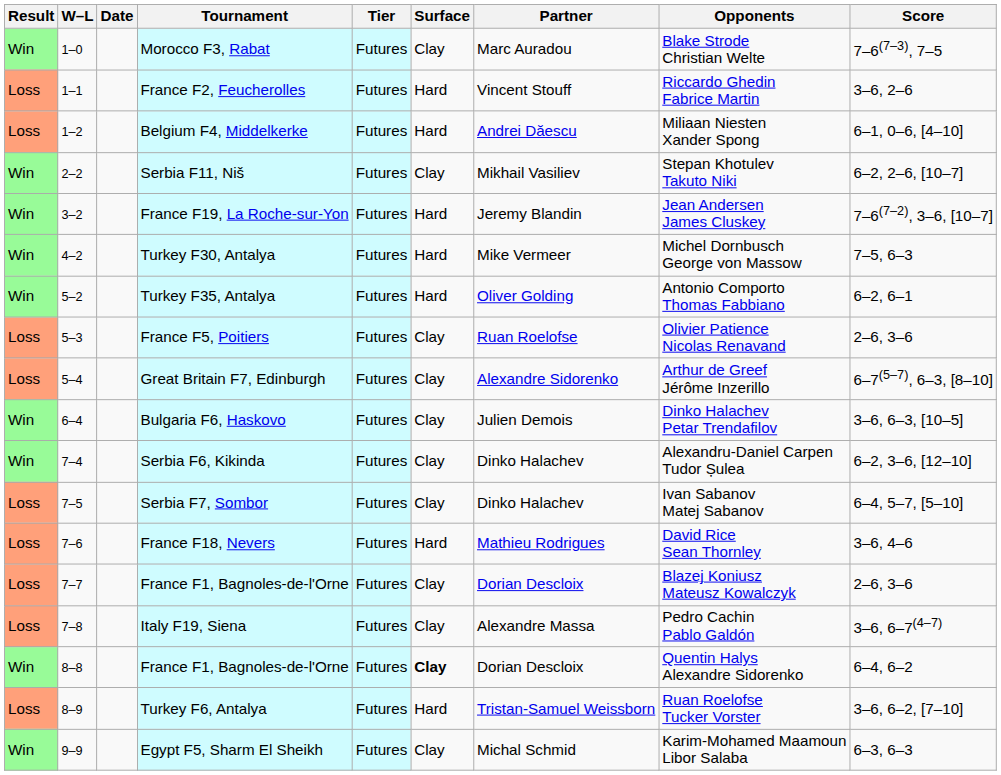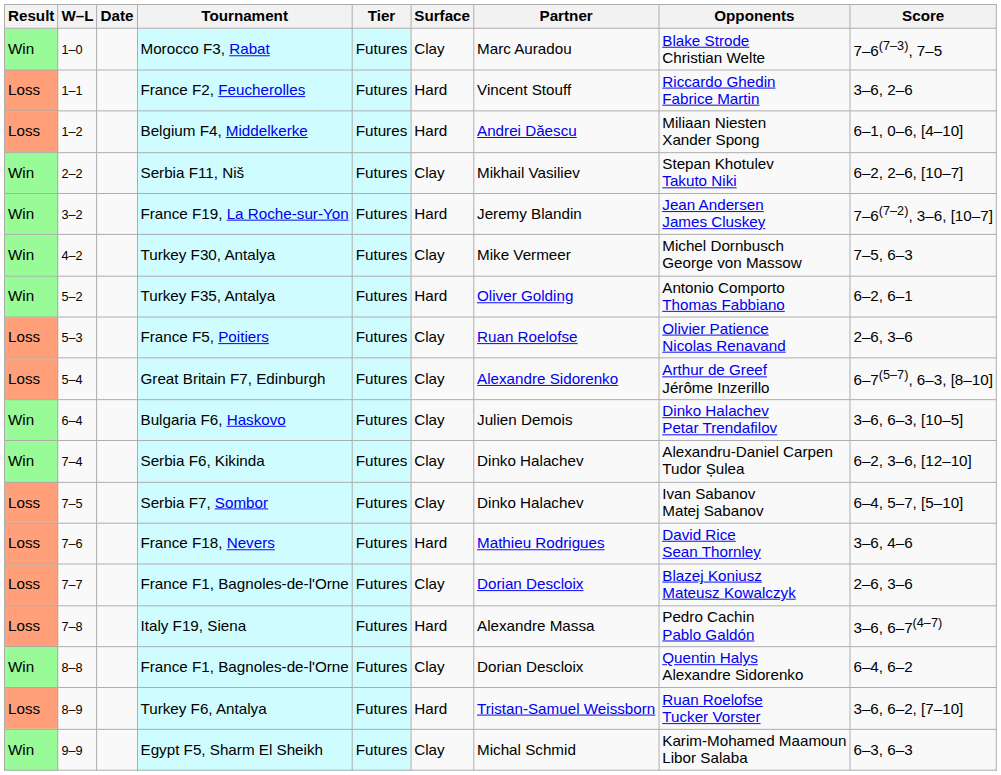(431, 255) Hard -> (429, 255) Clay
(429, 626) Clay -> (431, 626) Hard
(430, 667) bold -> (429, 667) normal
